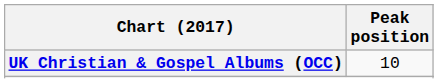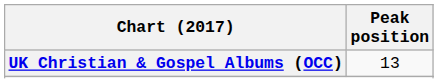(390, 64) 10 -> (390, 64) 13
